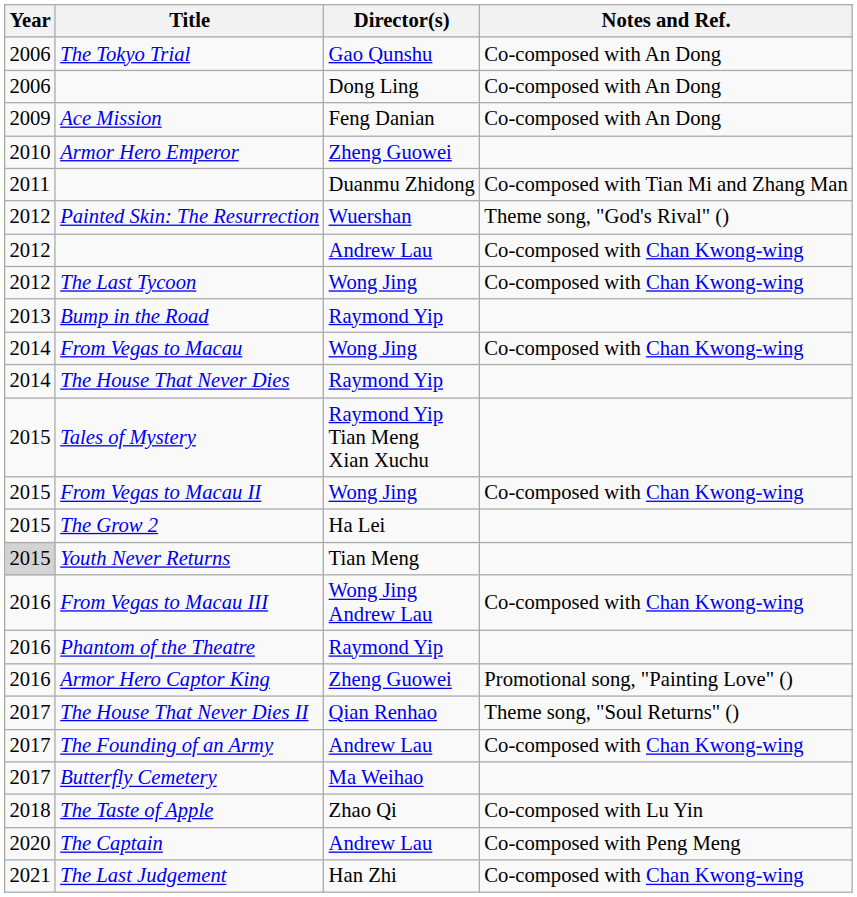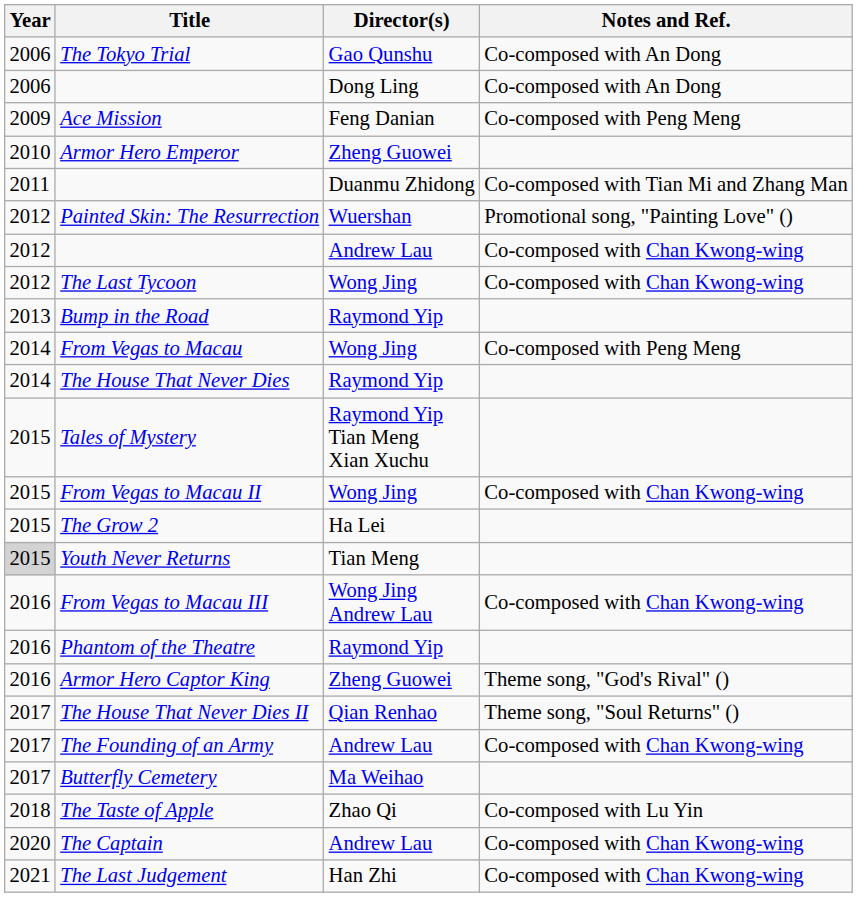(603, 119) Co-composed with An Dong -> (612, 119) Co-composed with Peng Meng
(607, 217) Theme song, "God's Rival" () -> (639, 217) Promotional song, "Painting Love" ()
(644, 348) Co-composed with Chan Kwong-wing -> (612, 348) Co-composed with Peng Meng
(639, 679) Promotional song, "Painting Love" () -> (607, 679) Theme song, "God's Rival" ()
(612, 843) Co-composed with Peng Meng -> (644, 843) Co-composed with Chan Kwong-wing
